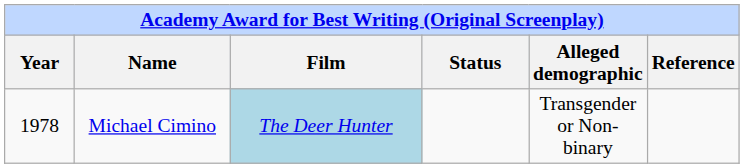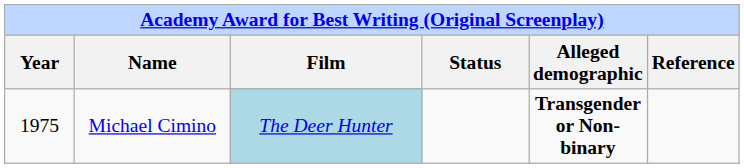(40, 125) 1978 -> (40, 125) 1975
(588, 125) normal -> (588, 125) bold
